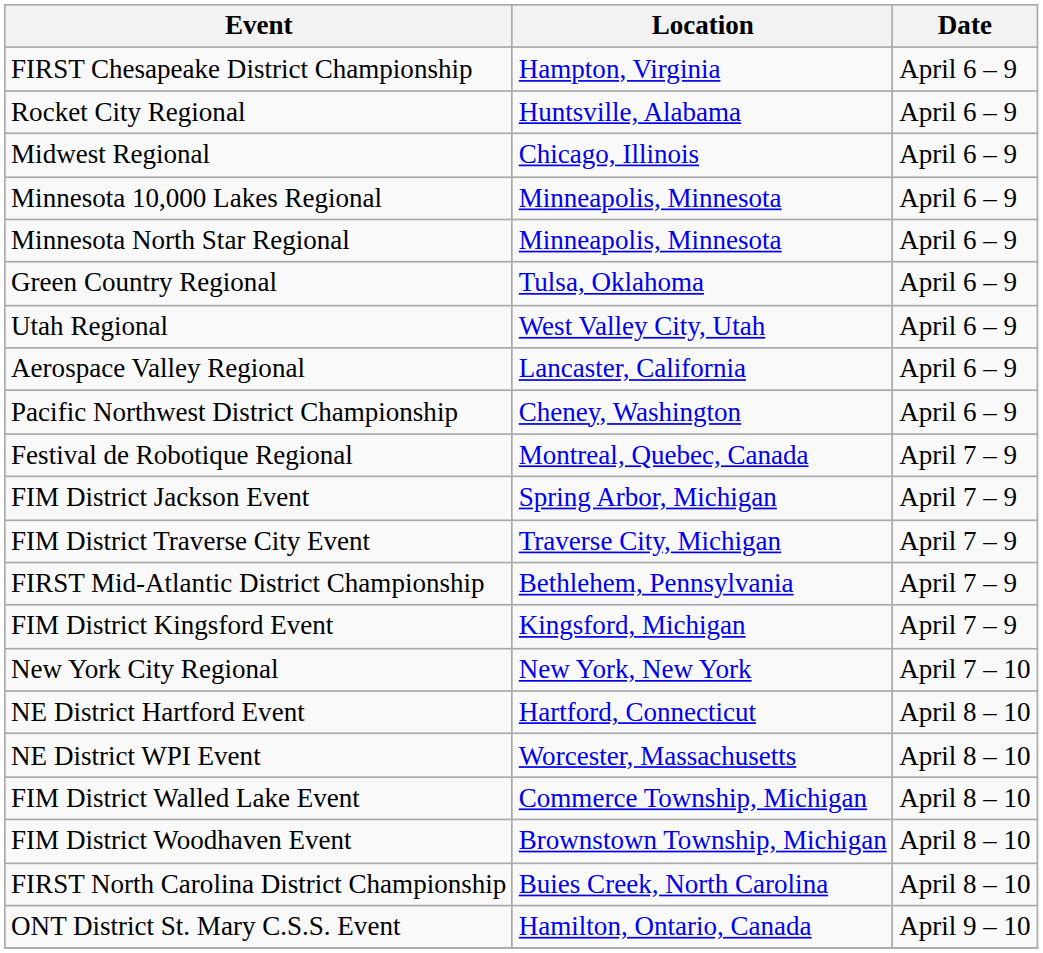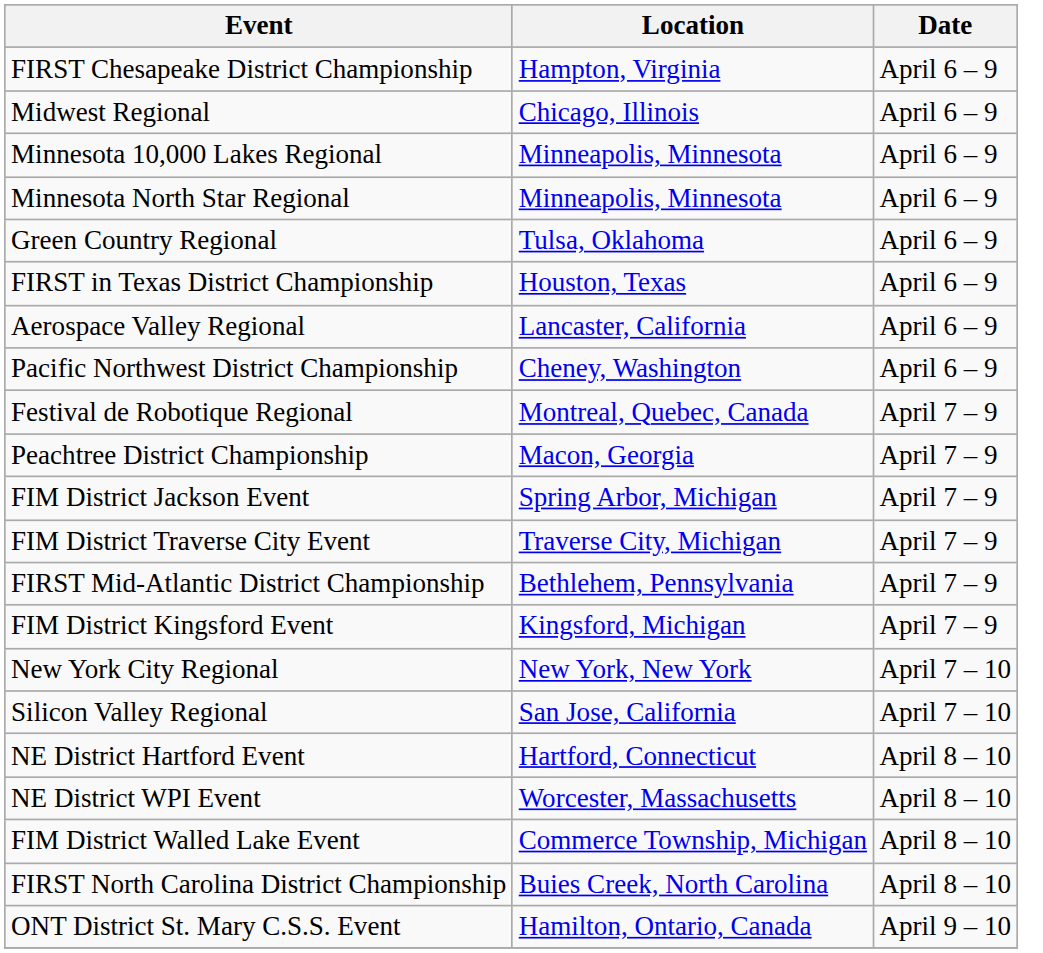- row: (128, 111)
+ row: (222, 283)
- row: (90, 326)
+ row: (190, 454)
+ row: (139, 712)
- row: (181, 840)
